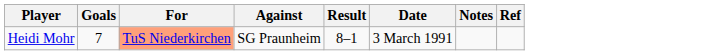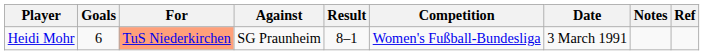+ column: (457, 15)
(99, 38) 7 -> (99, 38) 6
